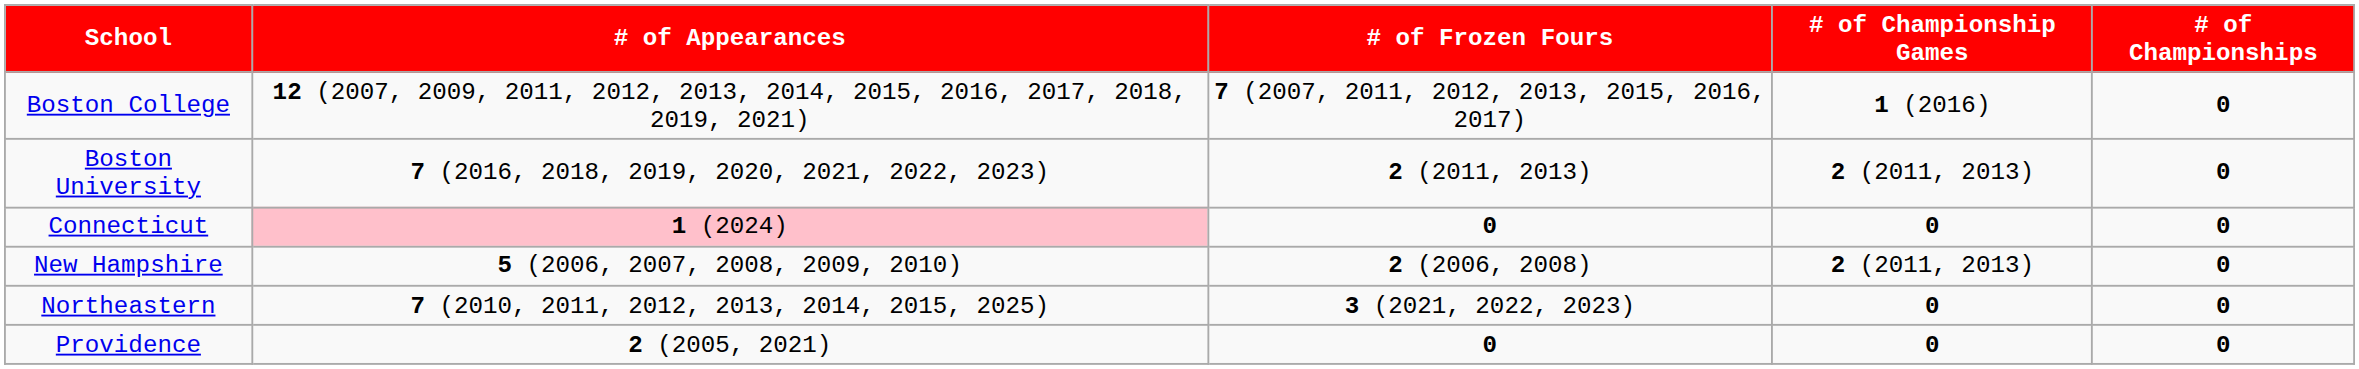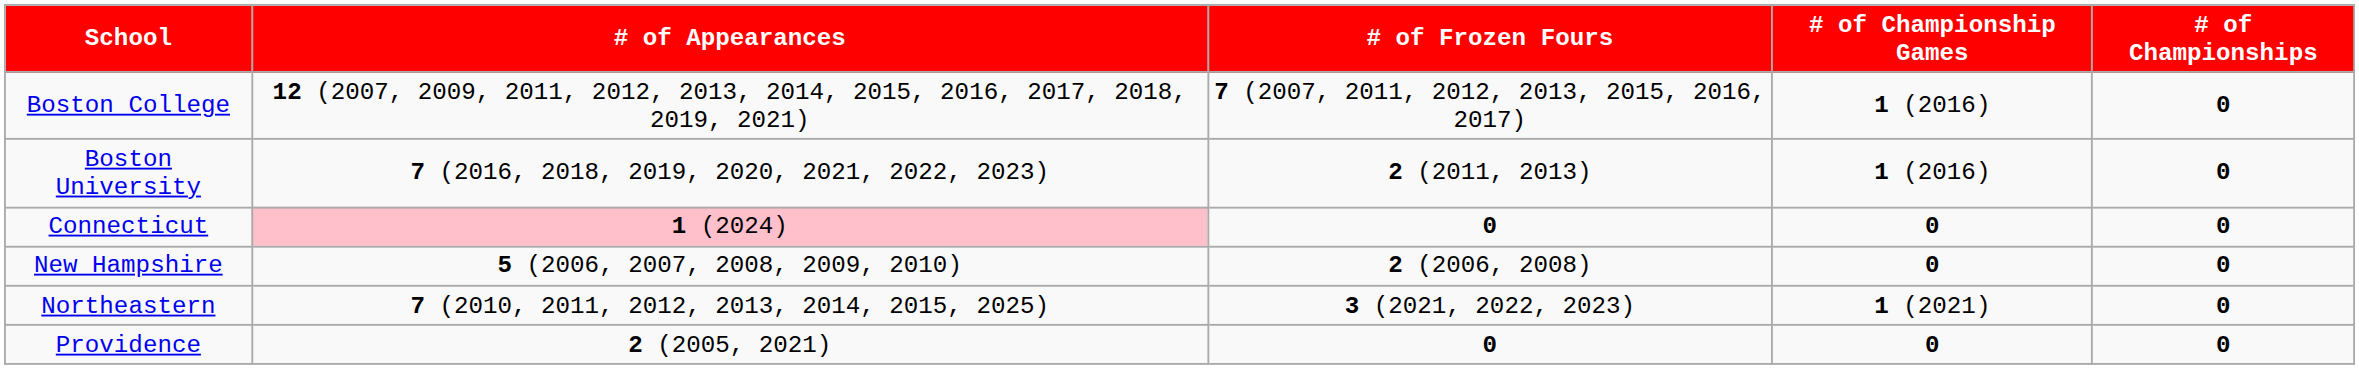(1932, 173) 2 (2011, 2013) -> (1932, 173) 1 (2016)
(1932, 266) 2 (2011, 2013) -> (1932, 266) 0
(1932, 305) 0 -> (1932, 305) 1 (2021)
